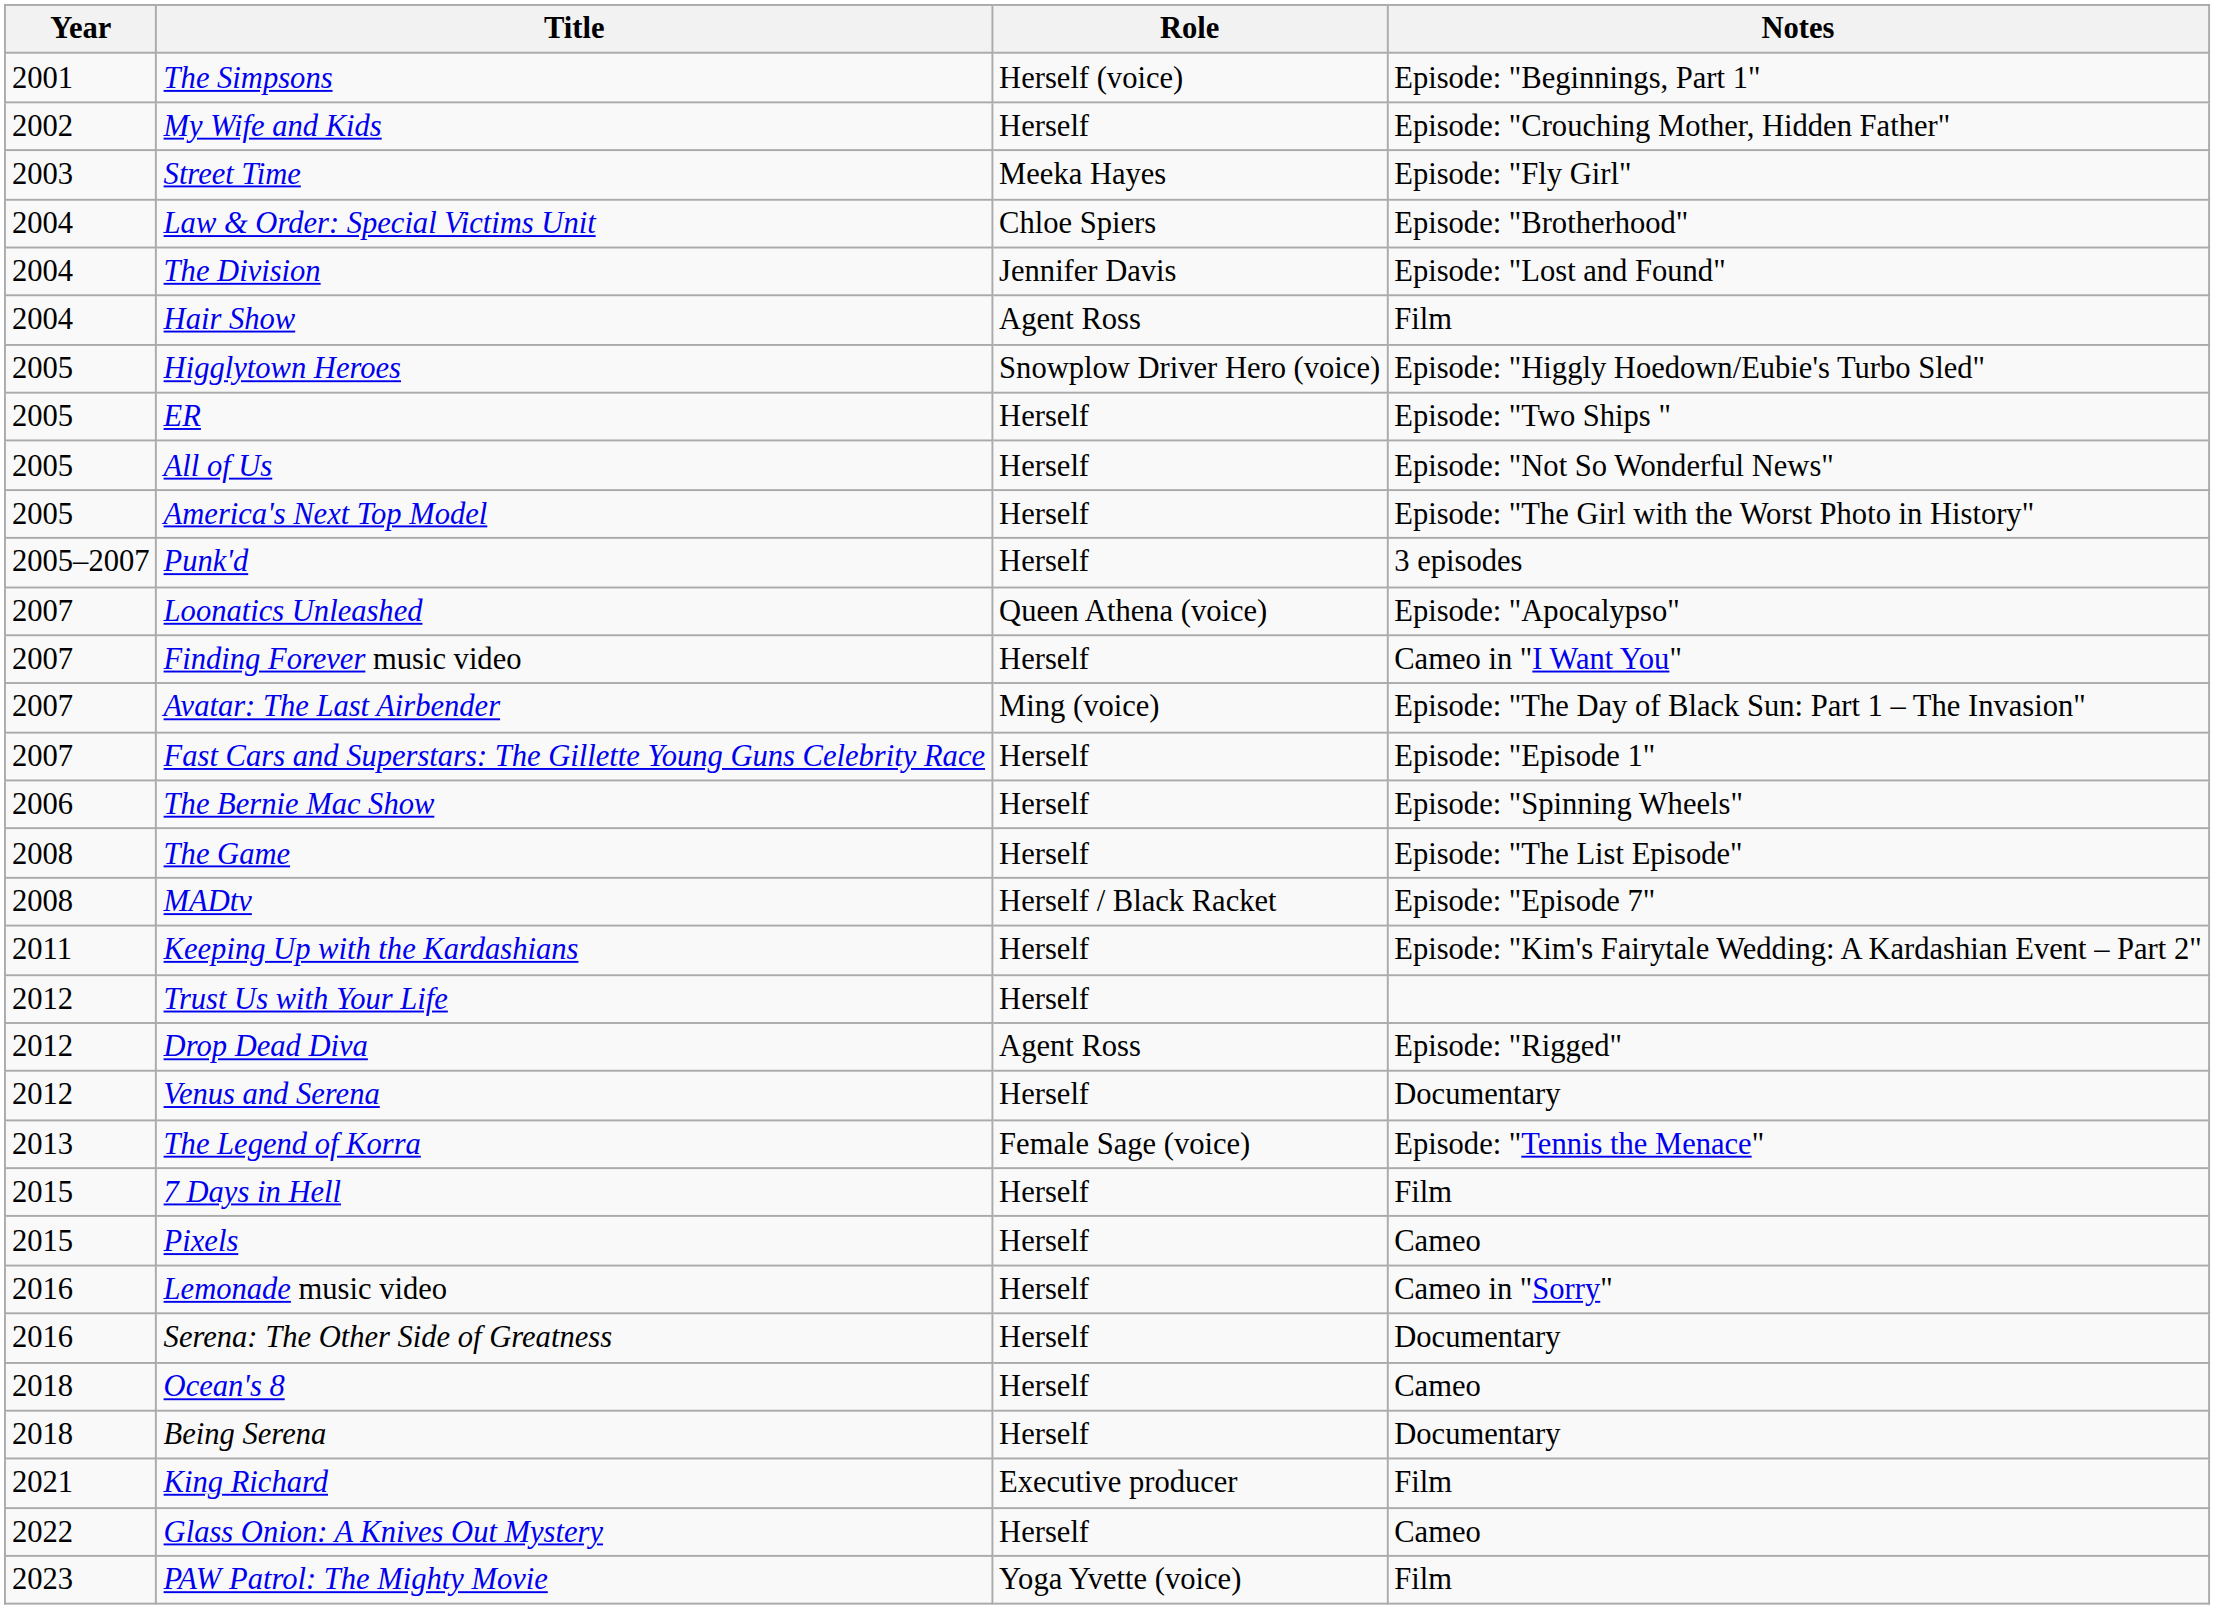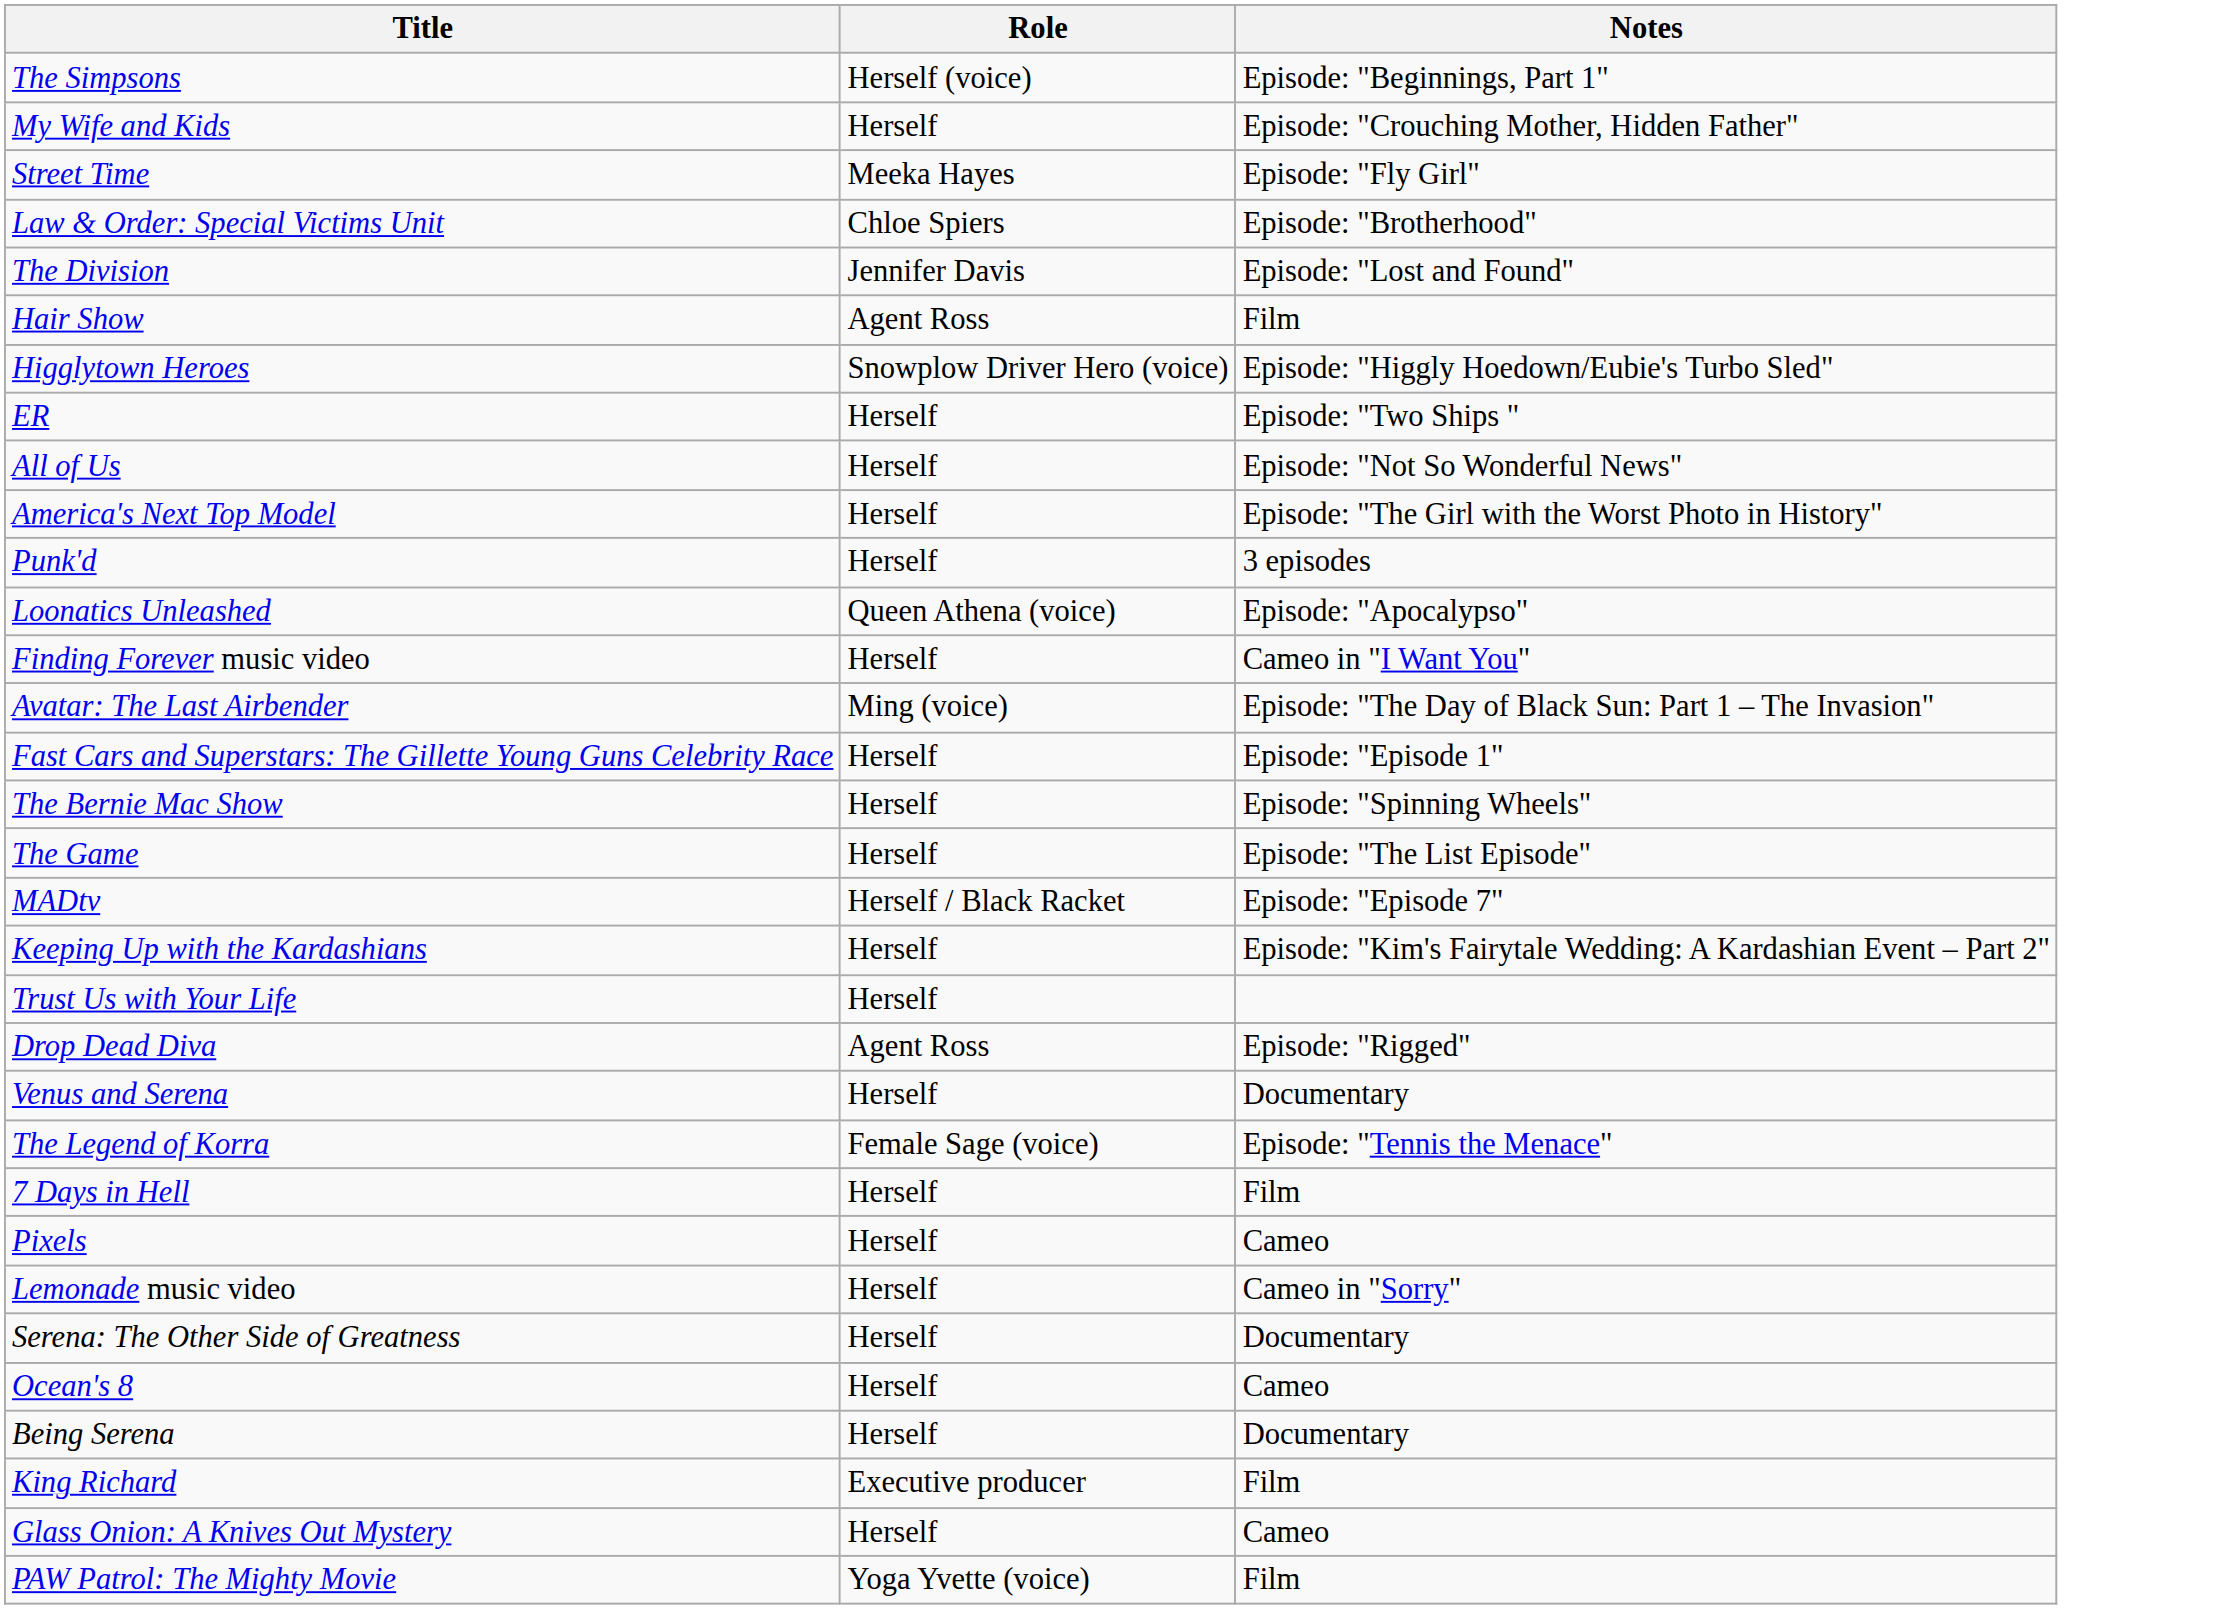- column: (81, 28)
